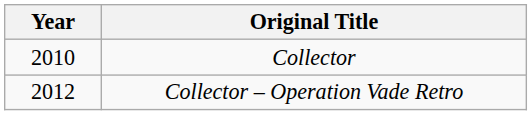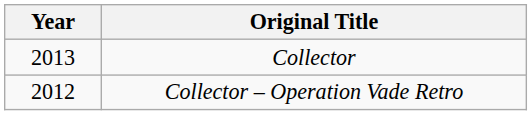(53, 57) 2010 -> (53, 57) 2013
